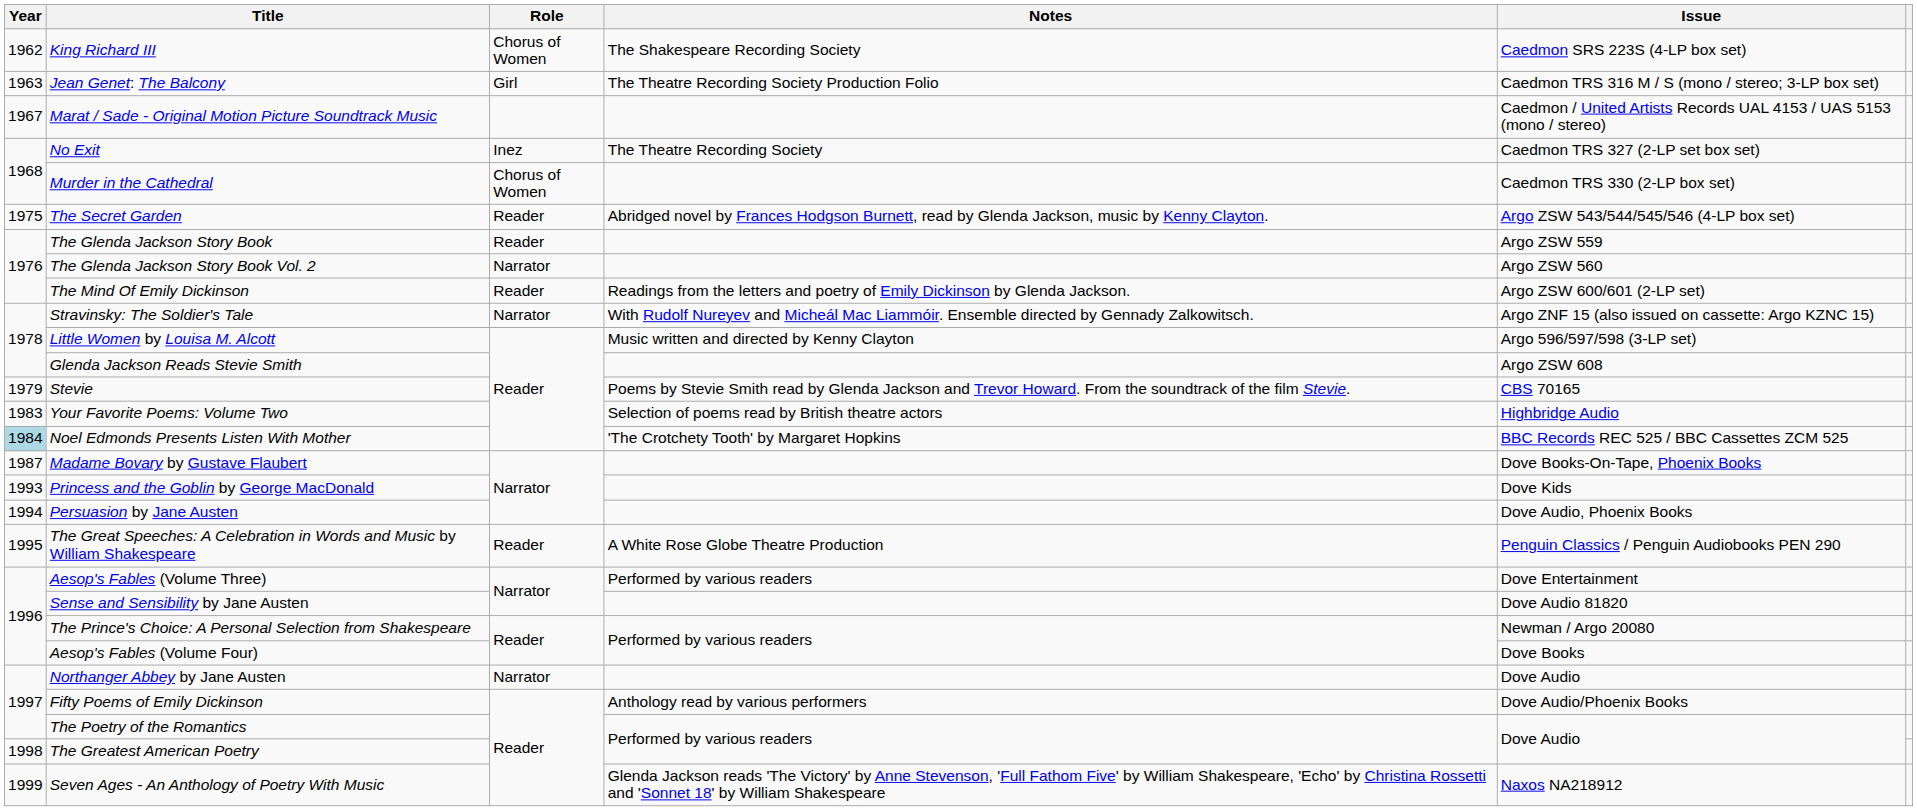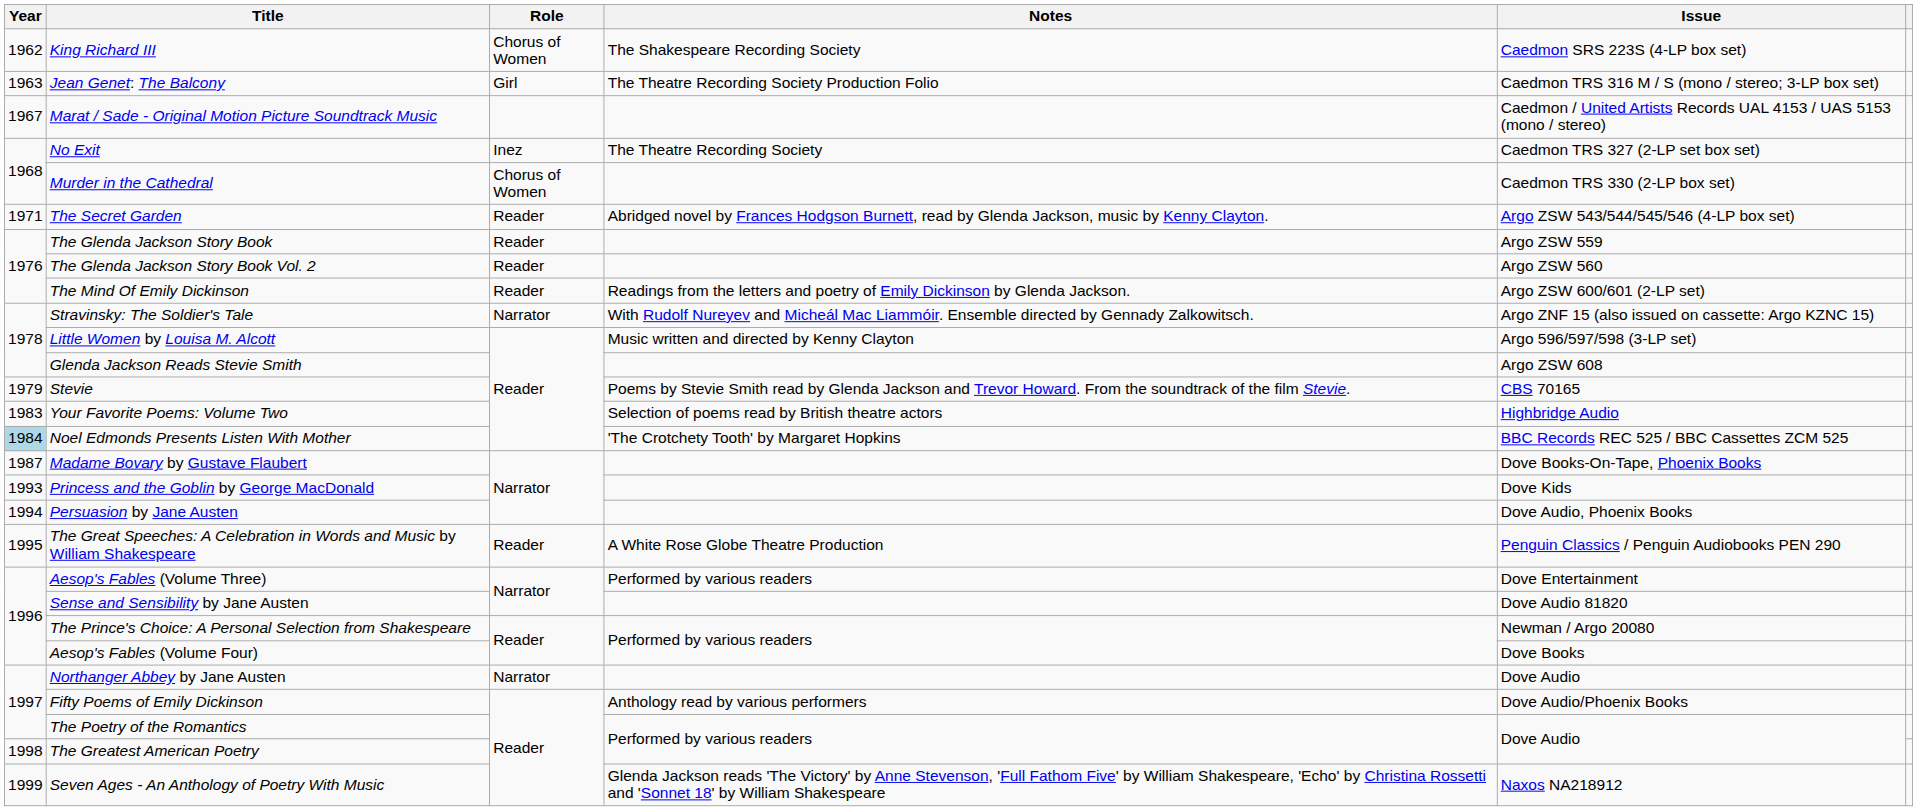(25, 216) 1975 -> (25, 216) 1971
(522, 266) Narrator -> (519, 266) Reader
